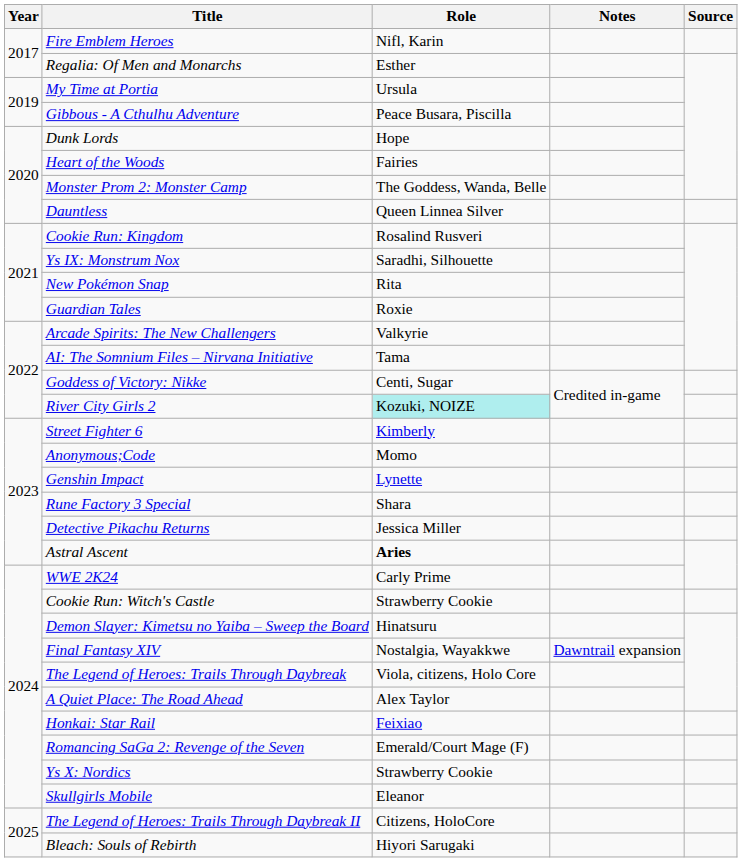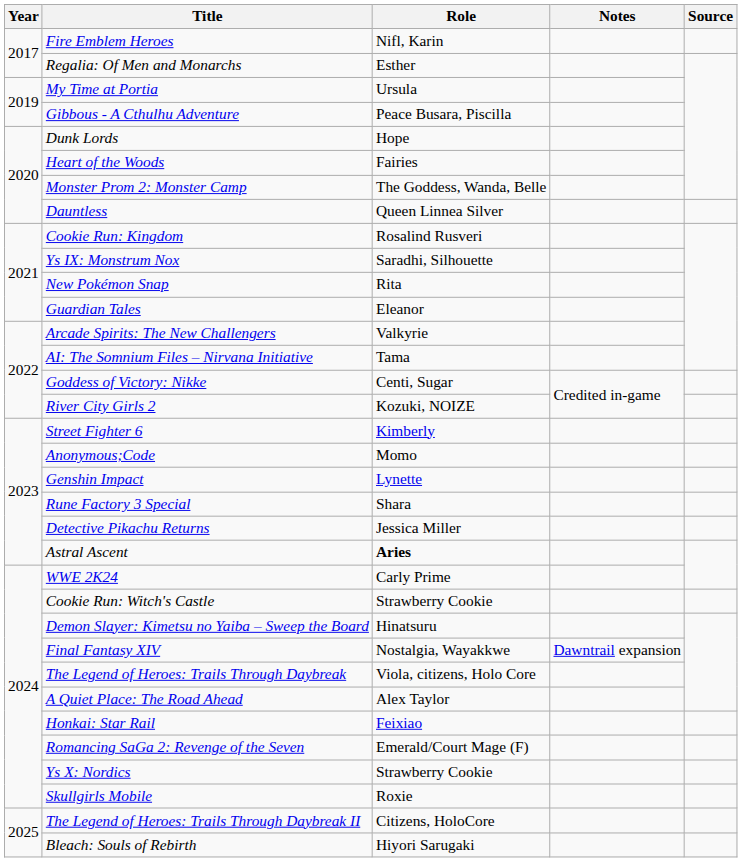(394, 308) Roxie -> (400, 308) Eleanor
(425, 406) paleturquoise background -> (425, 406) no background
(400, 796) Eleanor -> (394, 796) Roxie
